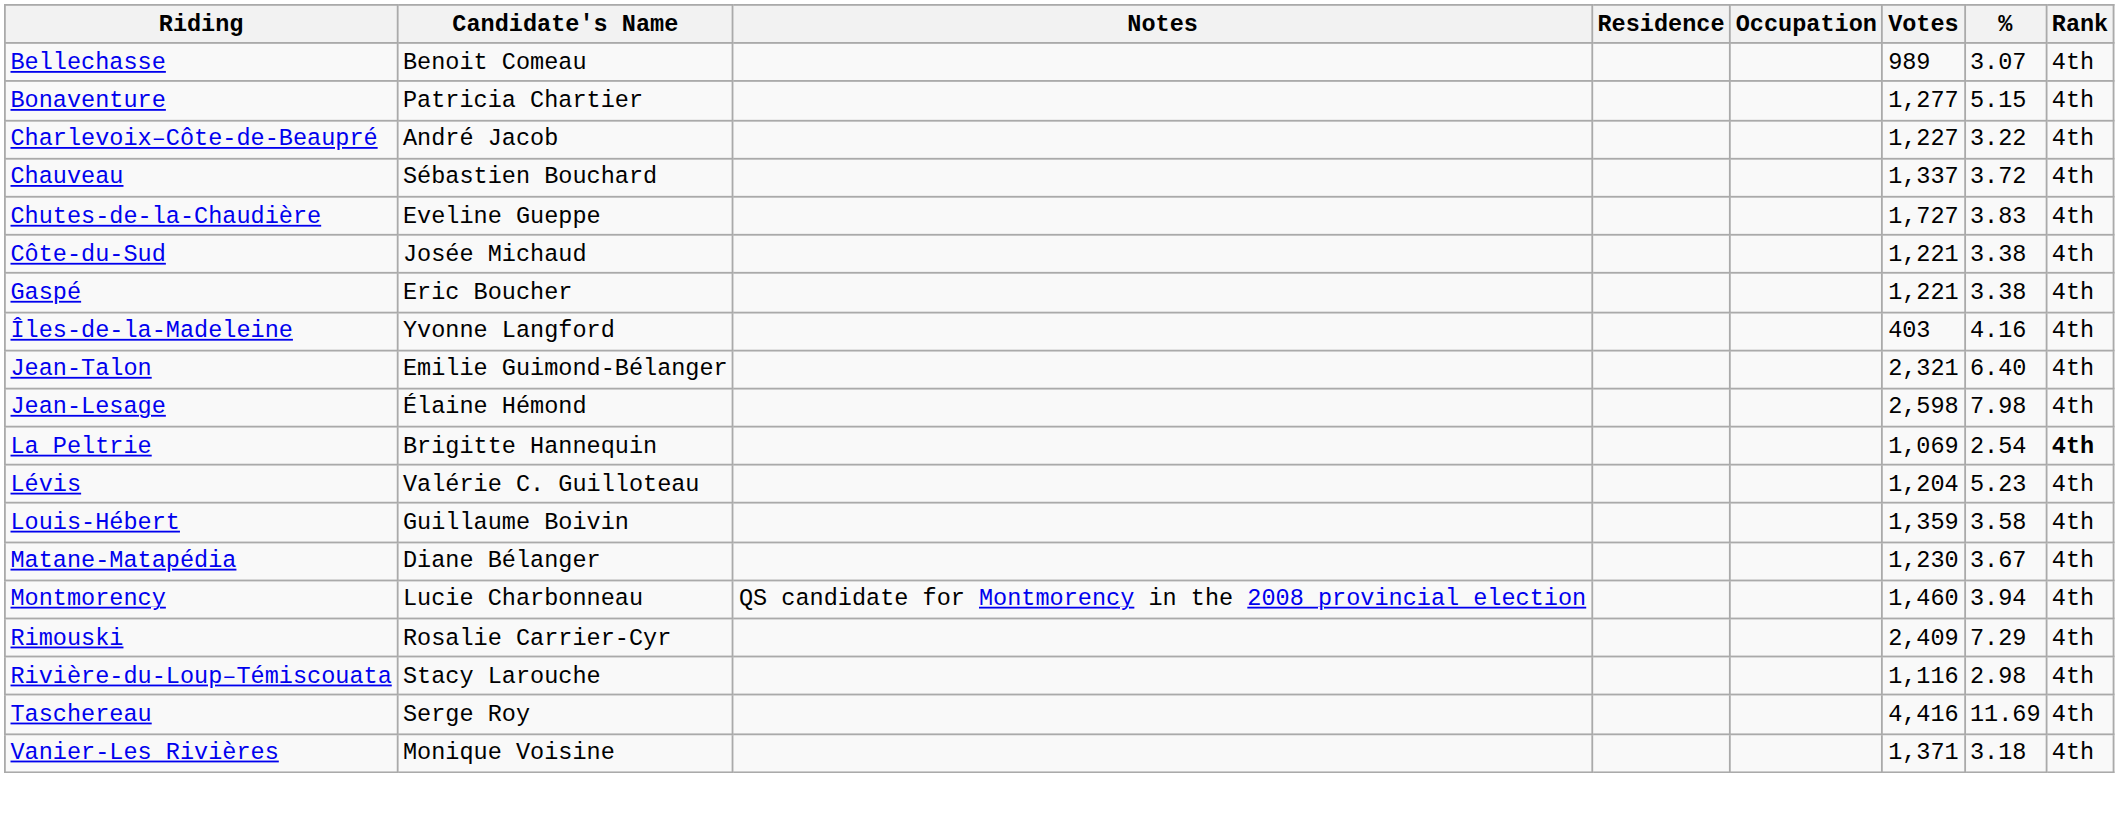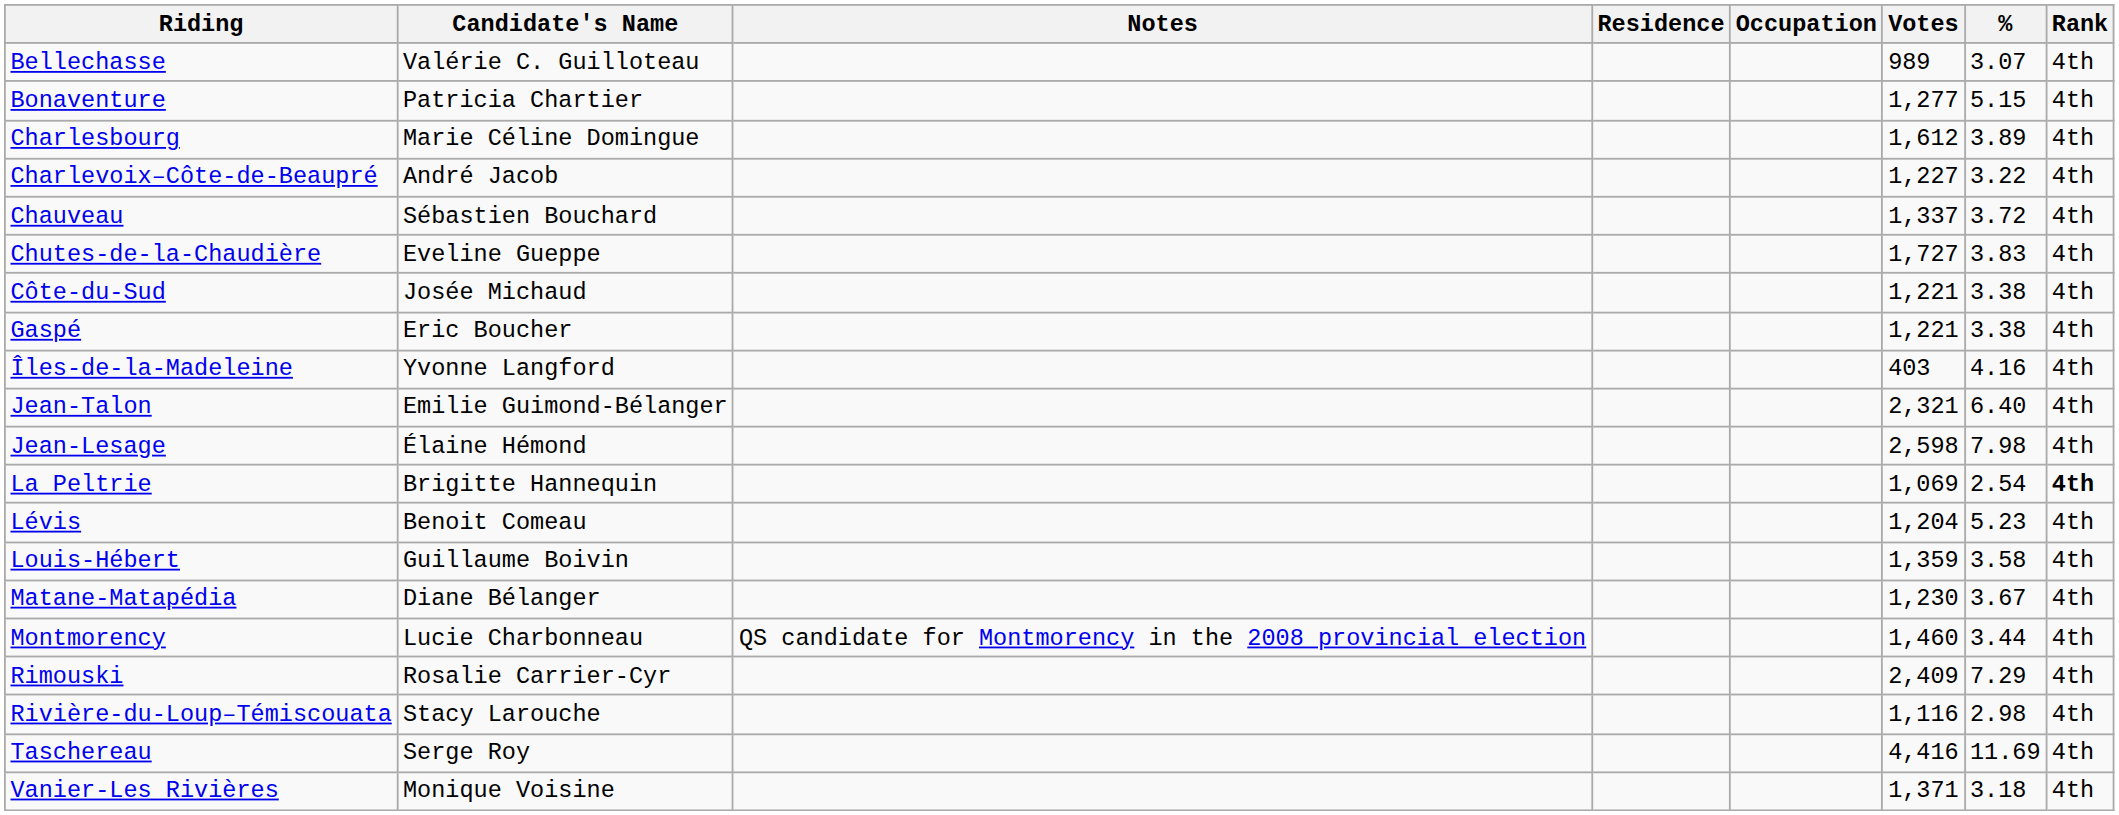(495, 62) Benoit Comeau -> (551, 62) Valérie C. Guilloteau
+ row: (95, 139)
(551, 484) Valérie C. Guilloteau -> (495, 523) Benoit Comeau
(1998, 599) 3.94 -> (1998, 638) 3.44
